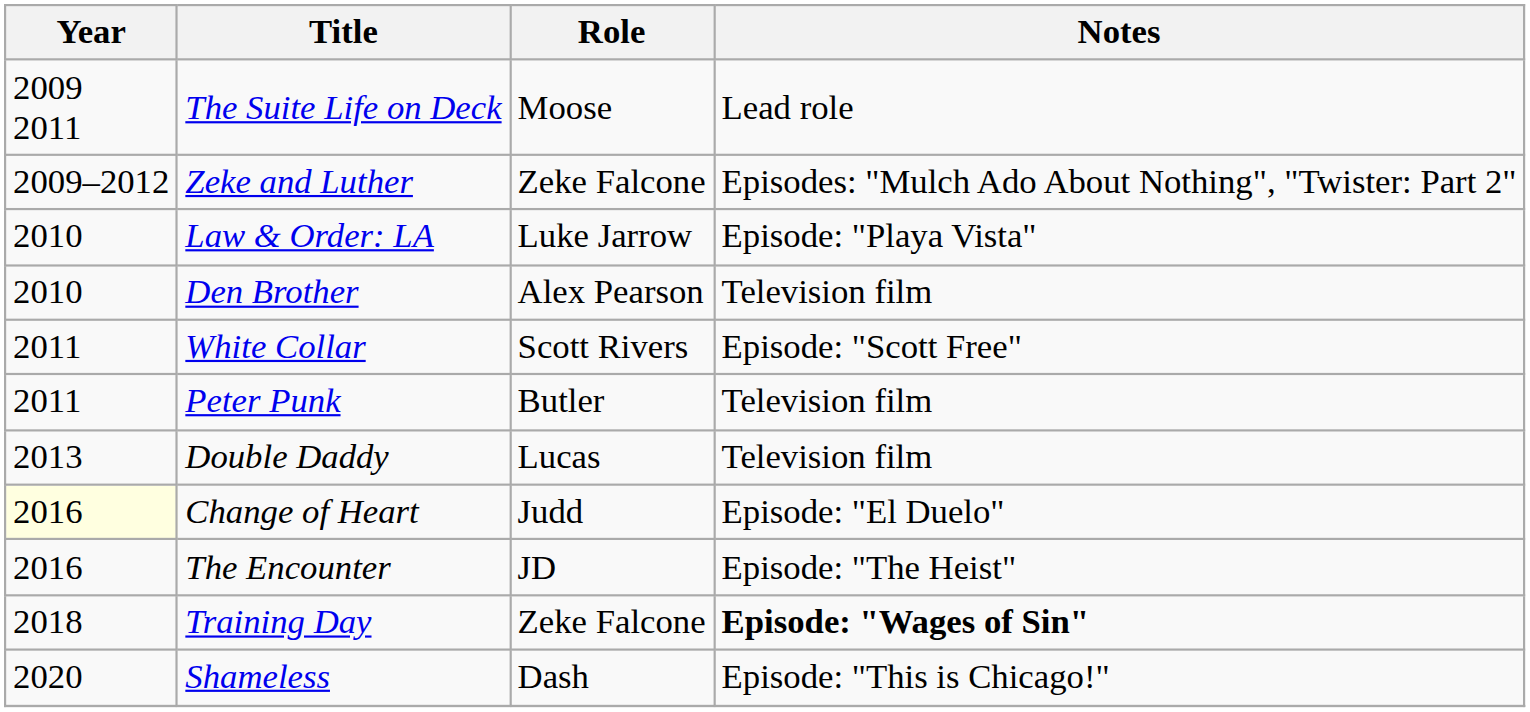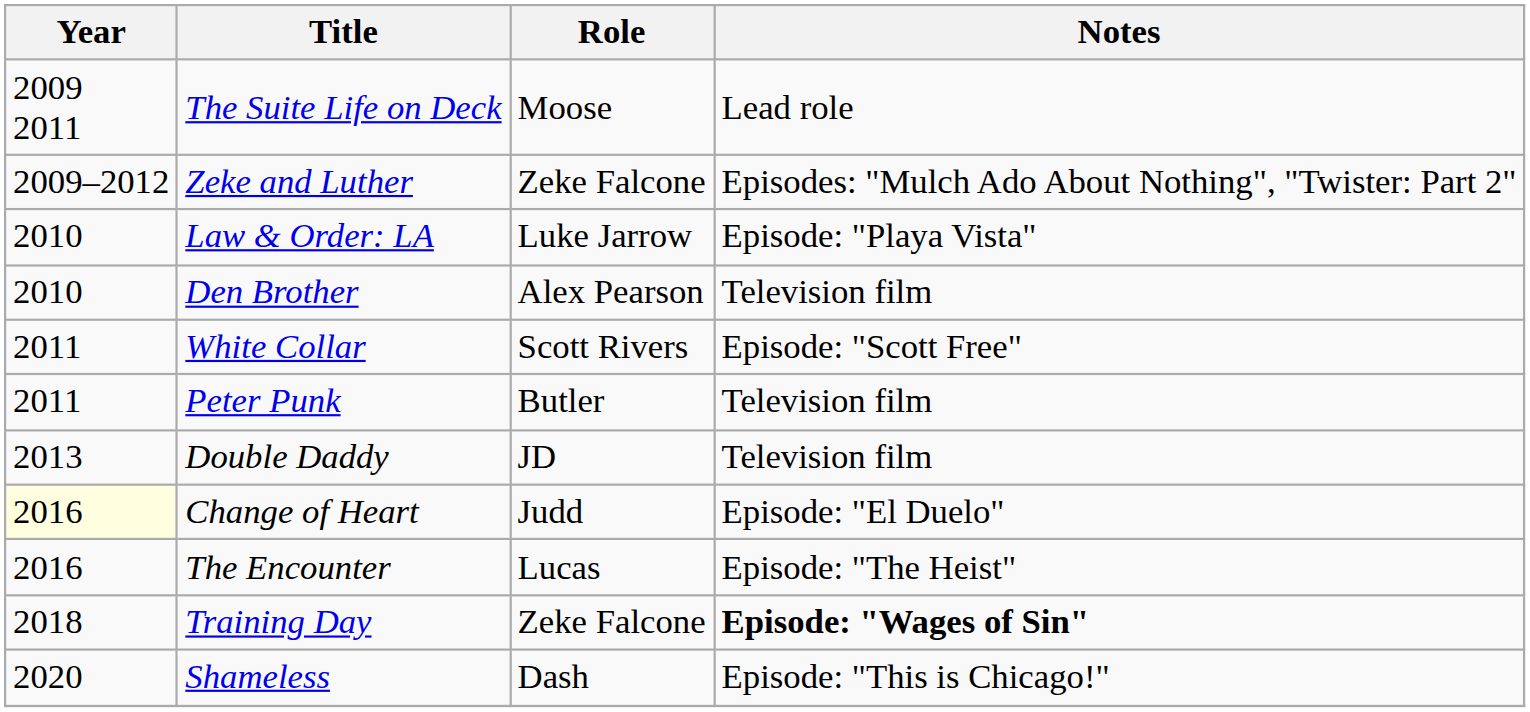(559, 456) Lucas -> (537, 456) JD
(537, 566) JD -> (559, 566) Lucas
